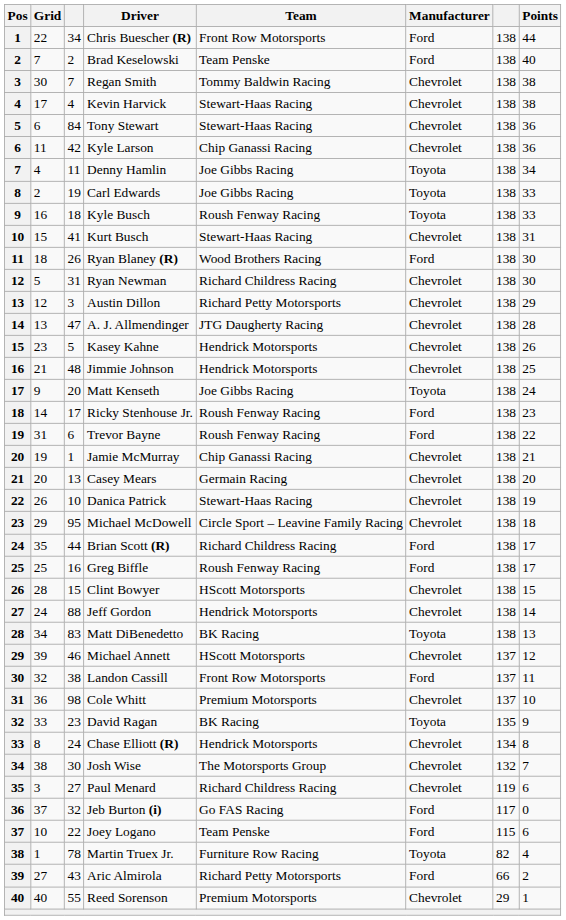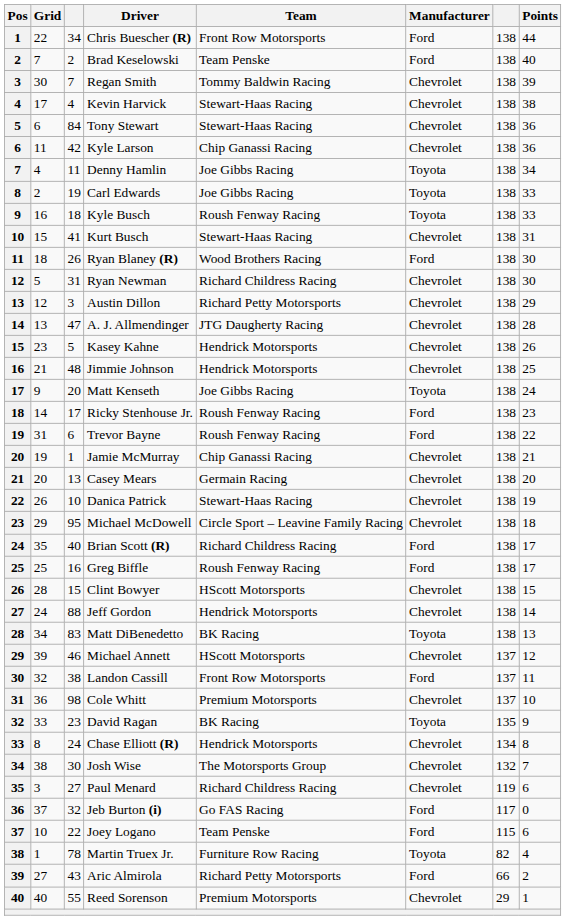(529, 81) 38 -> (529, 81) 39
(74, 545) 44 -> (74, 545) 40
